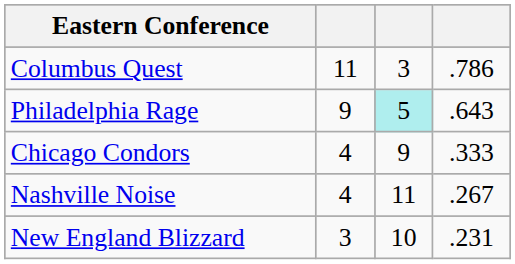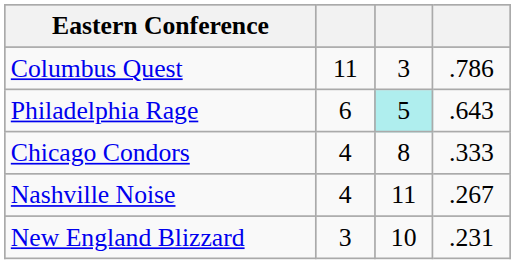(345, 110) 9 -> (345, 110) 6
(404, 152) 9 -> (404, 152) 8
